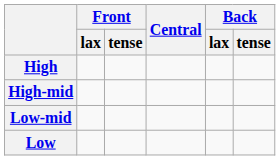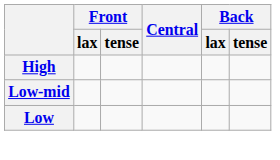- row: (41, 92)
